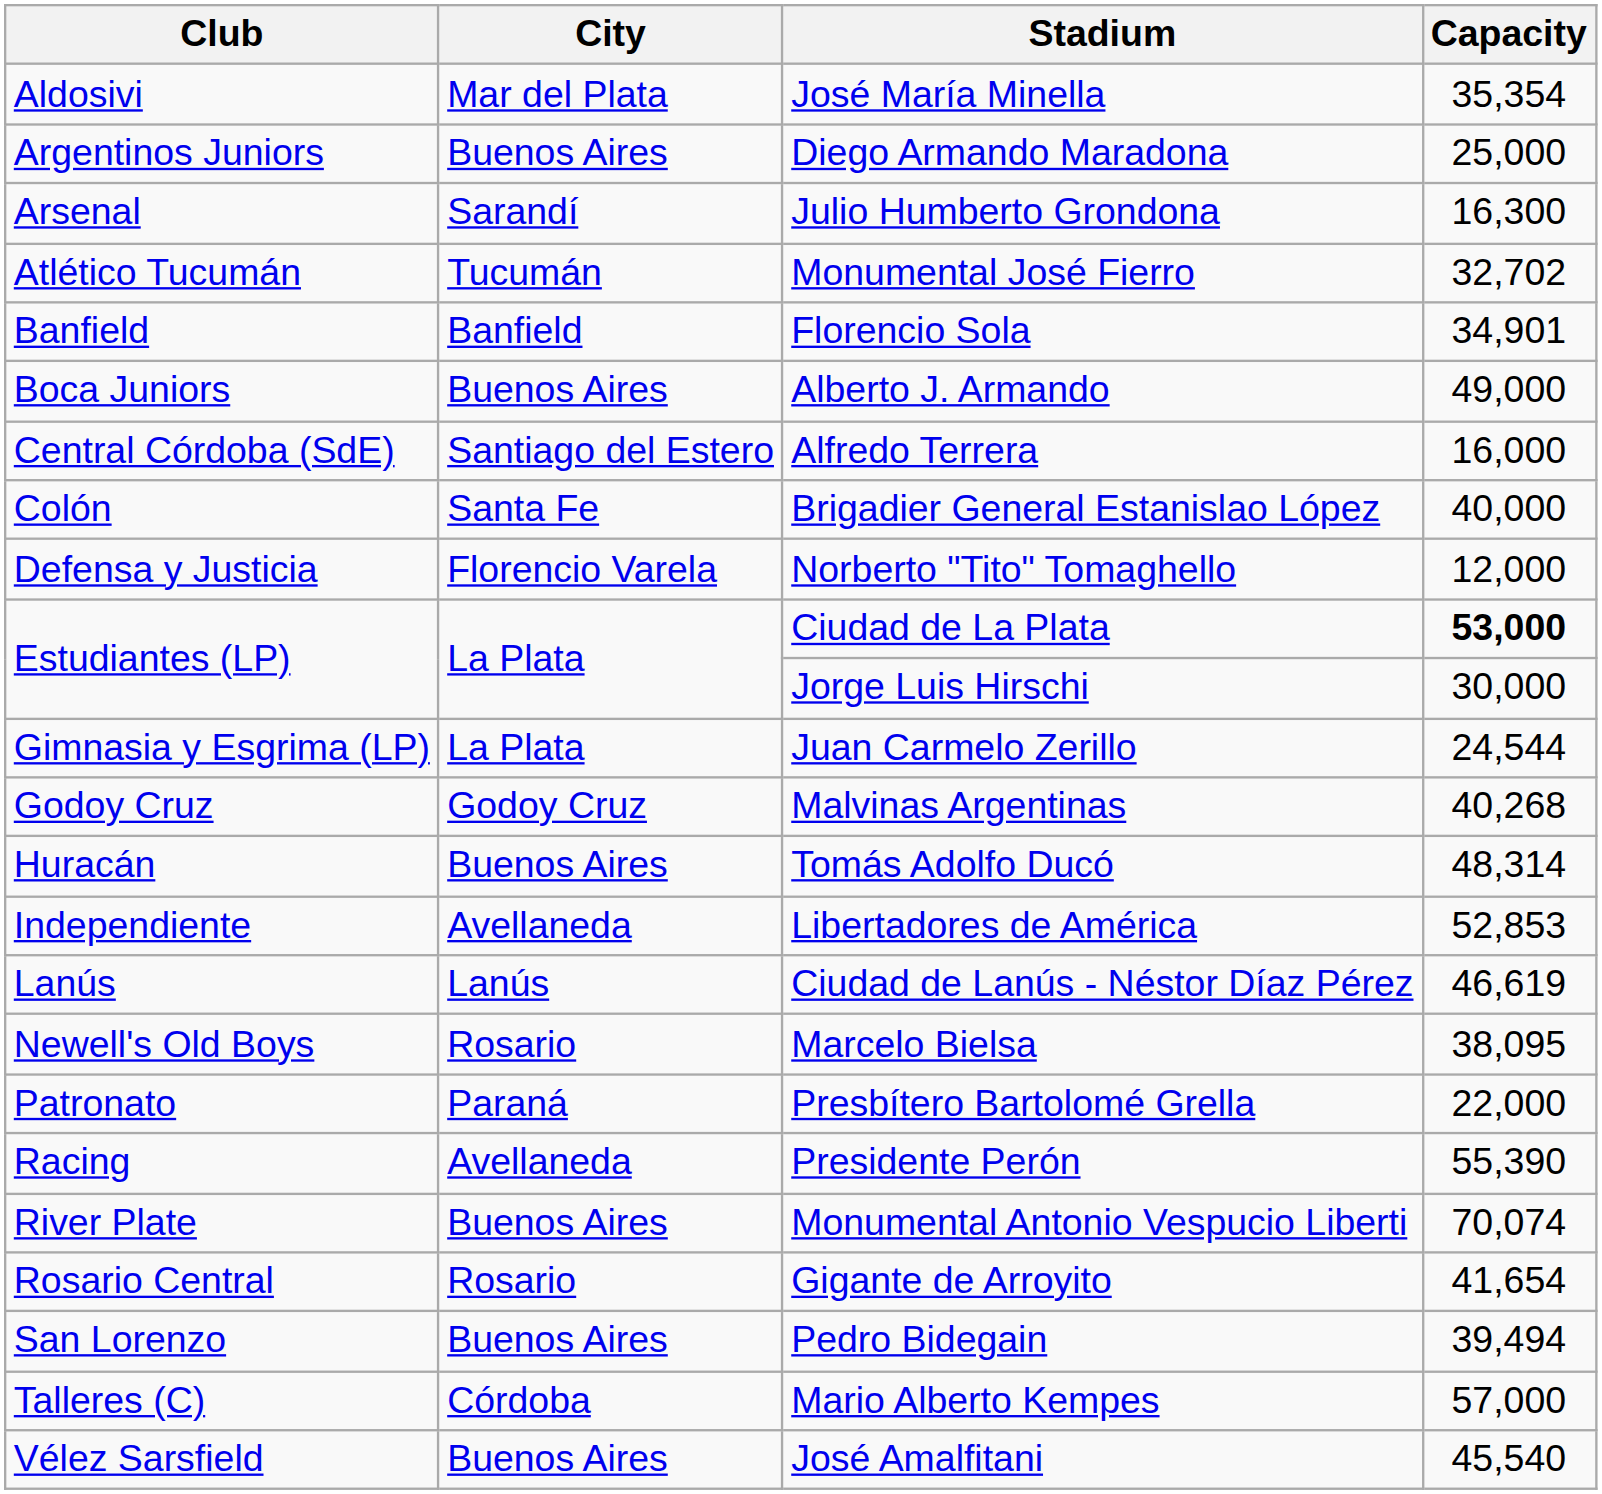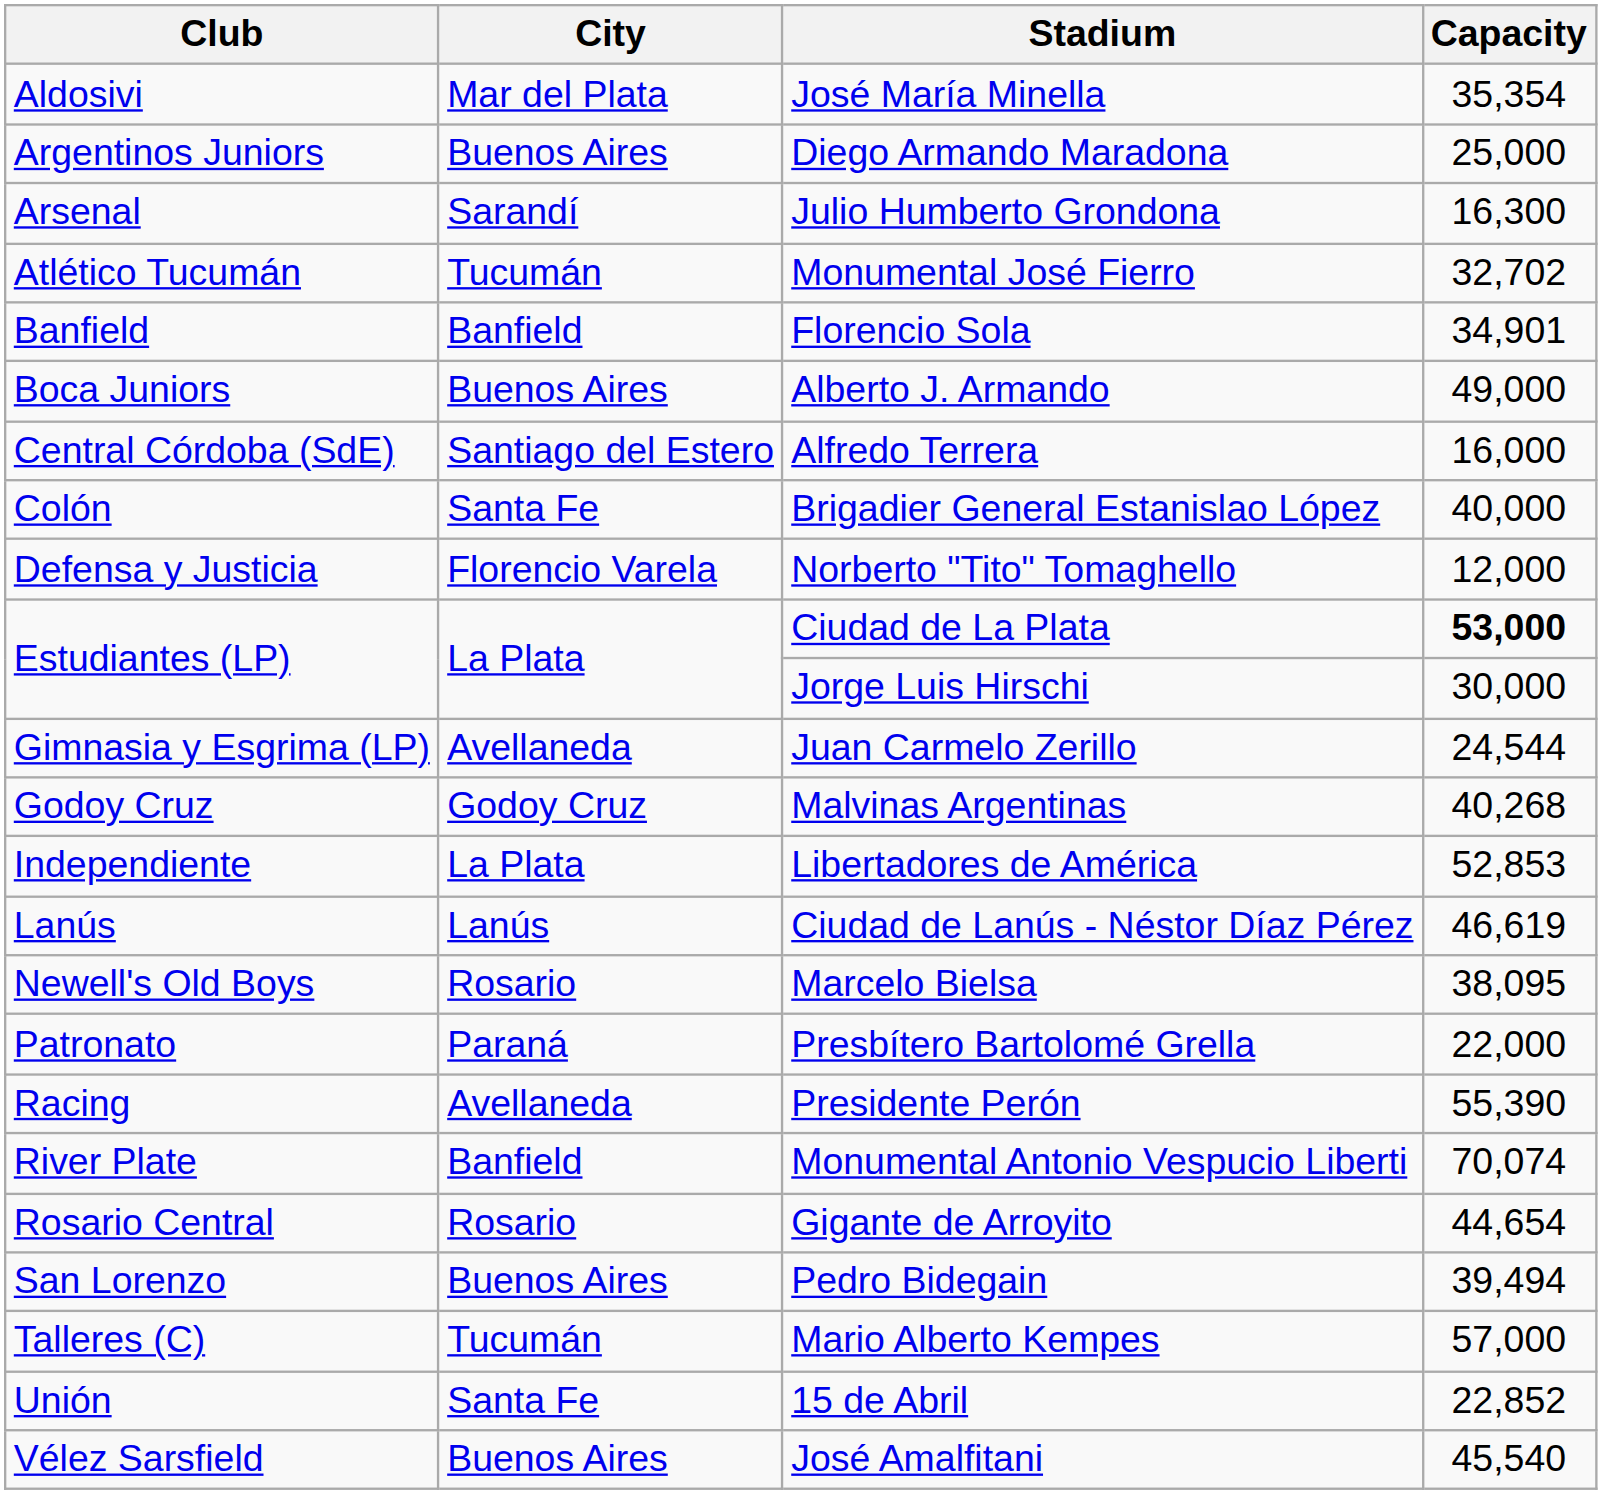(516, 746) La Plata -> (539, 746) Avellaneda
- row: (953, 865)
(539, 924) Avellaneda -> (516, 865) La Plata
(557, 1221) Buenos Aires -> (515, 1162) Banfield
(1509, 1281) 41,654 -> (1509, 1221) 44,654
(519, 1399) Córdoba -> (525, 1340) Tucumán
+ row: (880, 1399)
